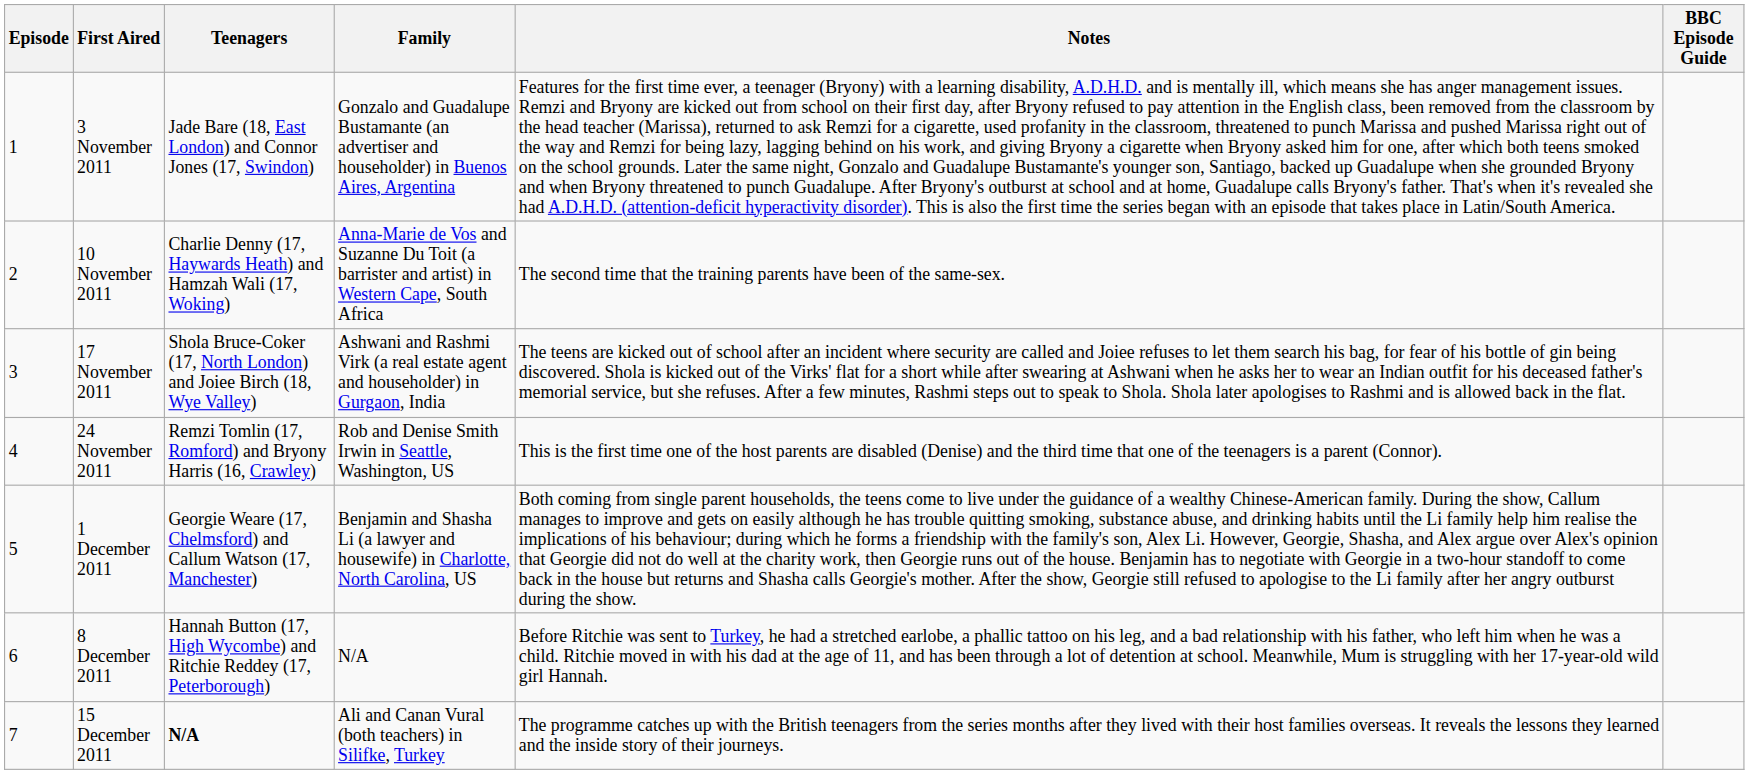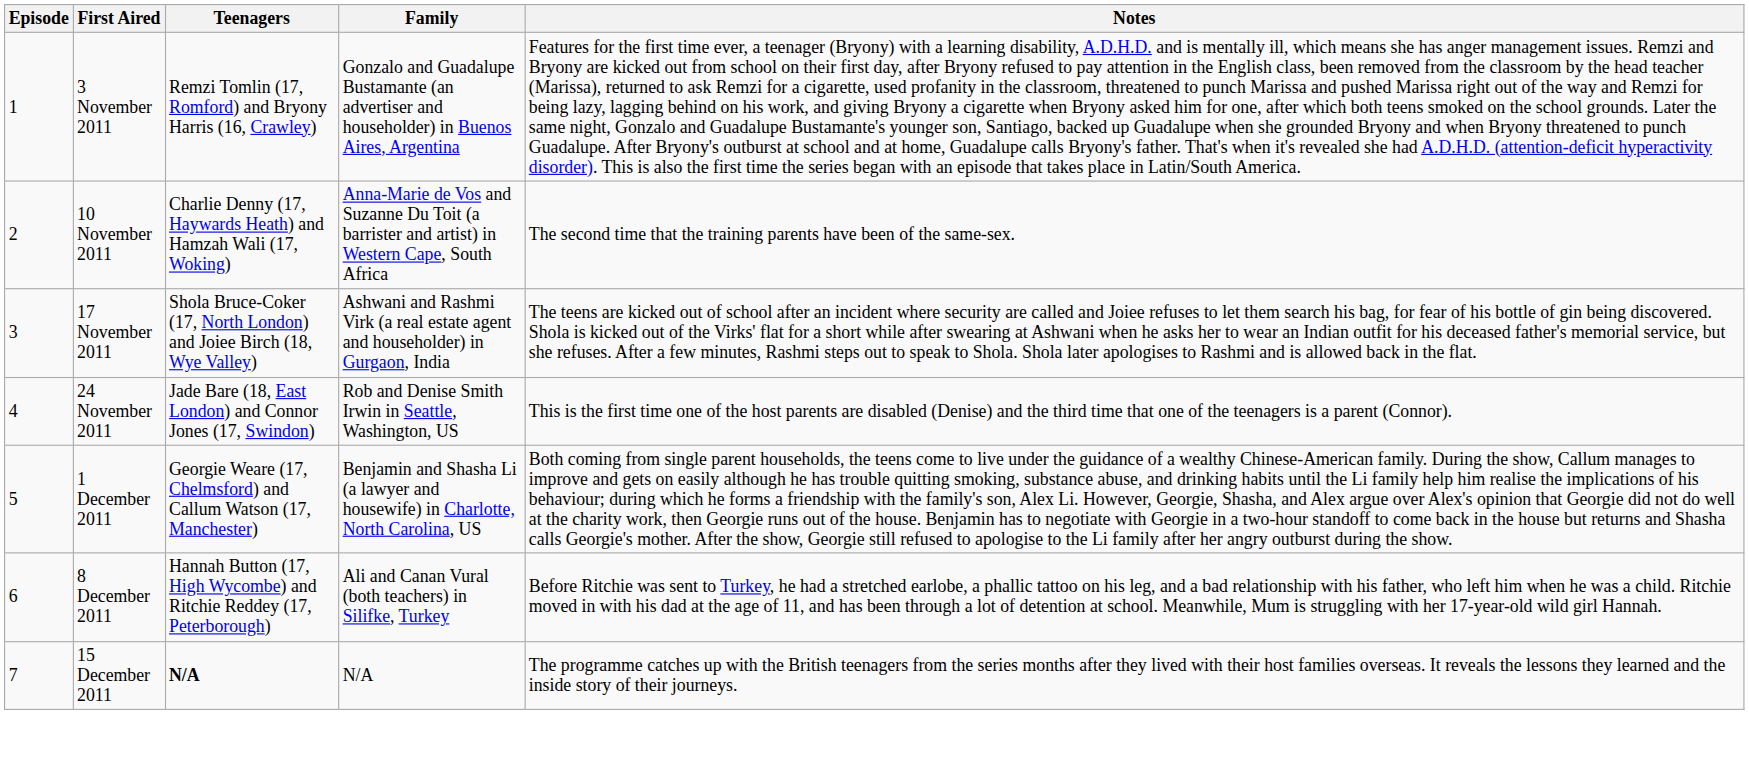- column: (1704, 38)
(243, 146) Jade Bare (18, East London) and Connor Jones (17, Swindon) -> (248, 106) Remzi Tomlin (17, Romford) and Bryony Harris (16, Crawley)
(247, 450) Remzi Tomlin (17, Romford) and Bryony Harris (16, Crawley) -> (244, 410) Jade Bare (18, East London) and Connor Jones (17, Swindon)
(353, 657) N/A -> (416, 597) Ali and Canan Vural (both teachers) in Silifke, Turkey
(411, 735) Ali and Canan Vural (both teachers) in Silifke, Turkey -> (358, 675) N/A
